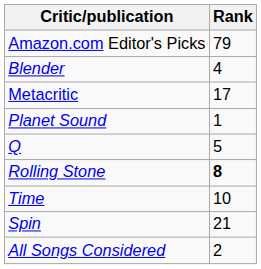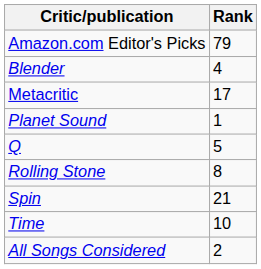(218, 172) bold -> (218, 172) normal
rows swapped: (25, 224) <-> (26, 198)
